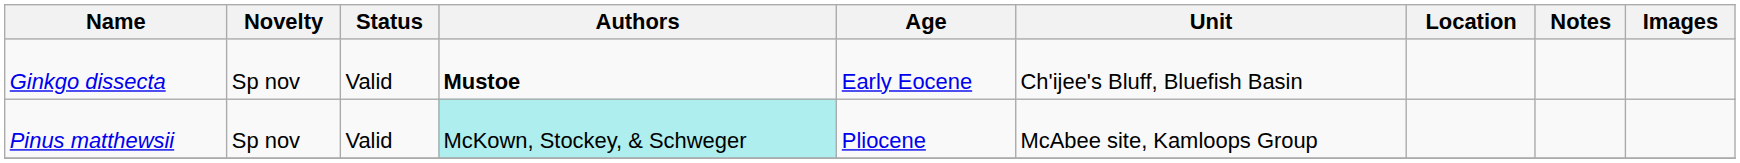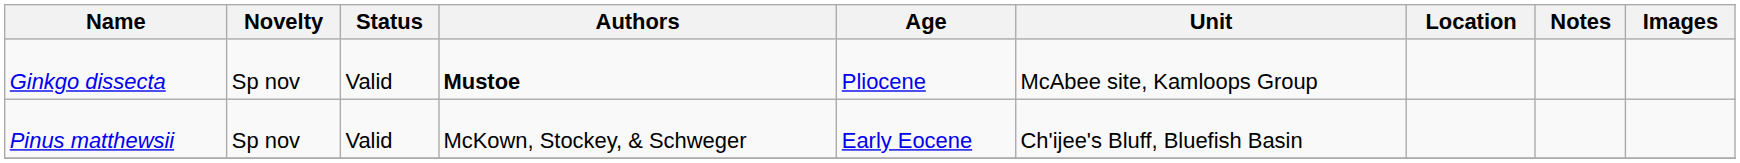(907, 81) Early Eocene -> (884, 81) Pliocene
(1162, 81) Ch'ijee's Bluff, Bluefish Basin -> (1169, 81) McAbee site, Kamloops Group
(595, 140) paleturquoise background -> (595, 140) no background
(884, 140) Pliocene -> (907, 140) Early Eocene
(1169, 140) McAbee site, Kamloops Group -> (1162, 140) Ch'ijee's Bluff, Bluefish Basin
